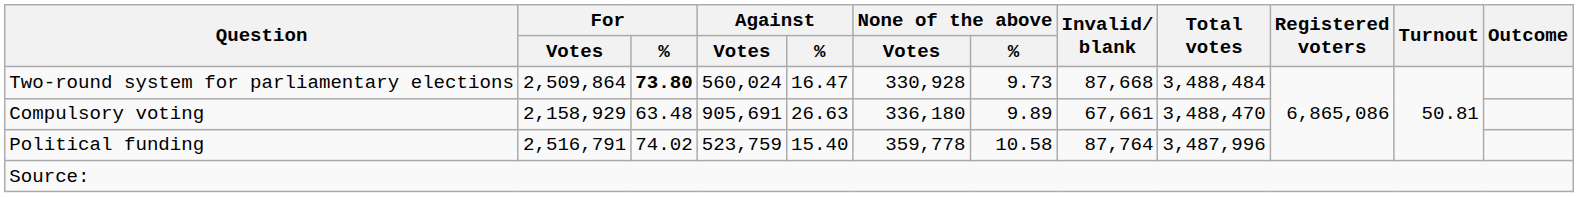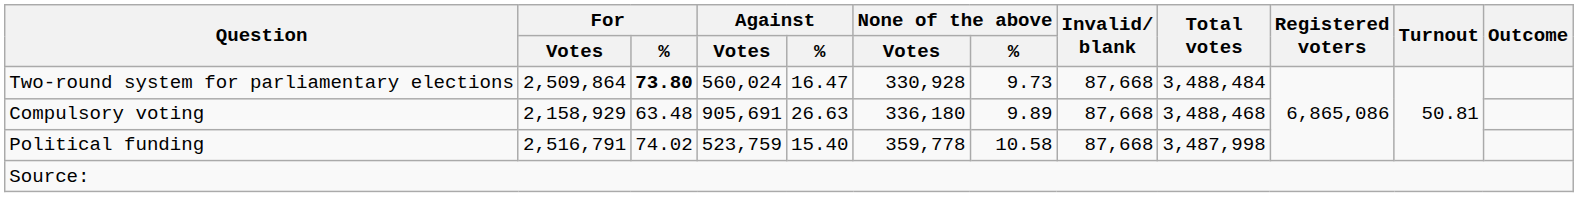(1119, 114) 67,661 -> (1119, 114) 87,668
(1214, 114) 3,488,470 -> (1214, 114) 3,488,468
(1119, 145) 87,764 -> (1119, 145) 87,668
(1214, 145) 3,487,996 -> (1214, 145) 3,487,998
